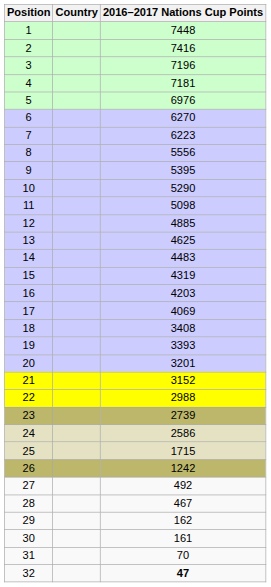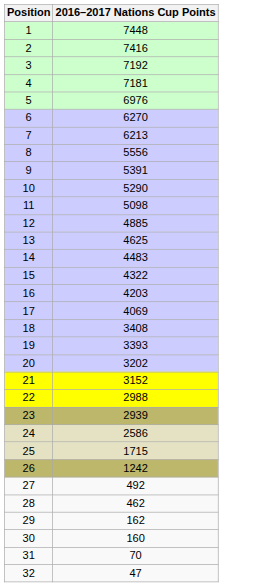- column: (77, 13)
(183, 65) 7196 -> (136, 65) 7192
(183, 135) 6223 -> (136, 135) 6213
(183, 170) 5395 -> (136, 170) 5391
(183, 275) 4319 -> (136, 275) 4322
(183, 363) 3201 -> (136, 363) 3202
(183, 415) 2739 -> (136, 415) 2939
(183, 503) 467 -> (136, 503) 462
(183, 538) 161 -> (136, 538) 160
(183, 573) bold -> (136, 573) normal
